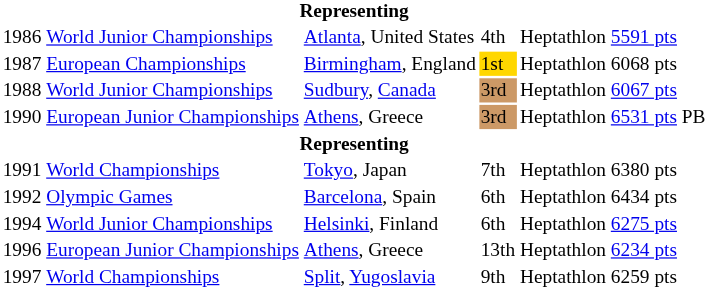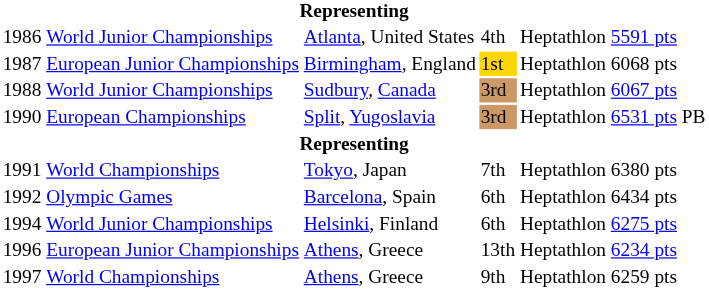(146, 63) European Championships -> (173, 63) European Junior Championships
(173, 116) European Junior Championships -> (146, 116) European Championships
(363, 116) Athens, Greece -> (370, 116) Split, Yugoslavia
(370, 276) Split, Yugoslavia -> (363, 276) Athens, Greece
